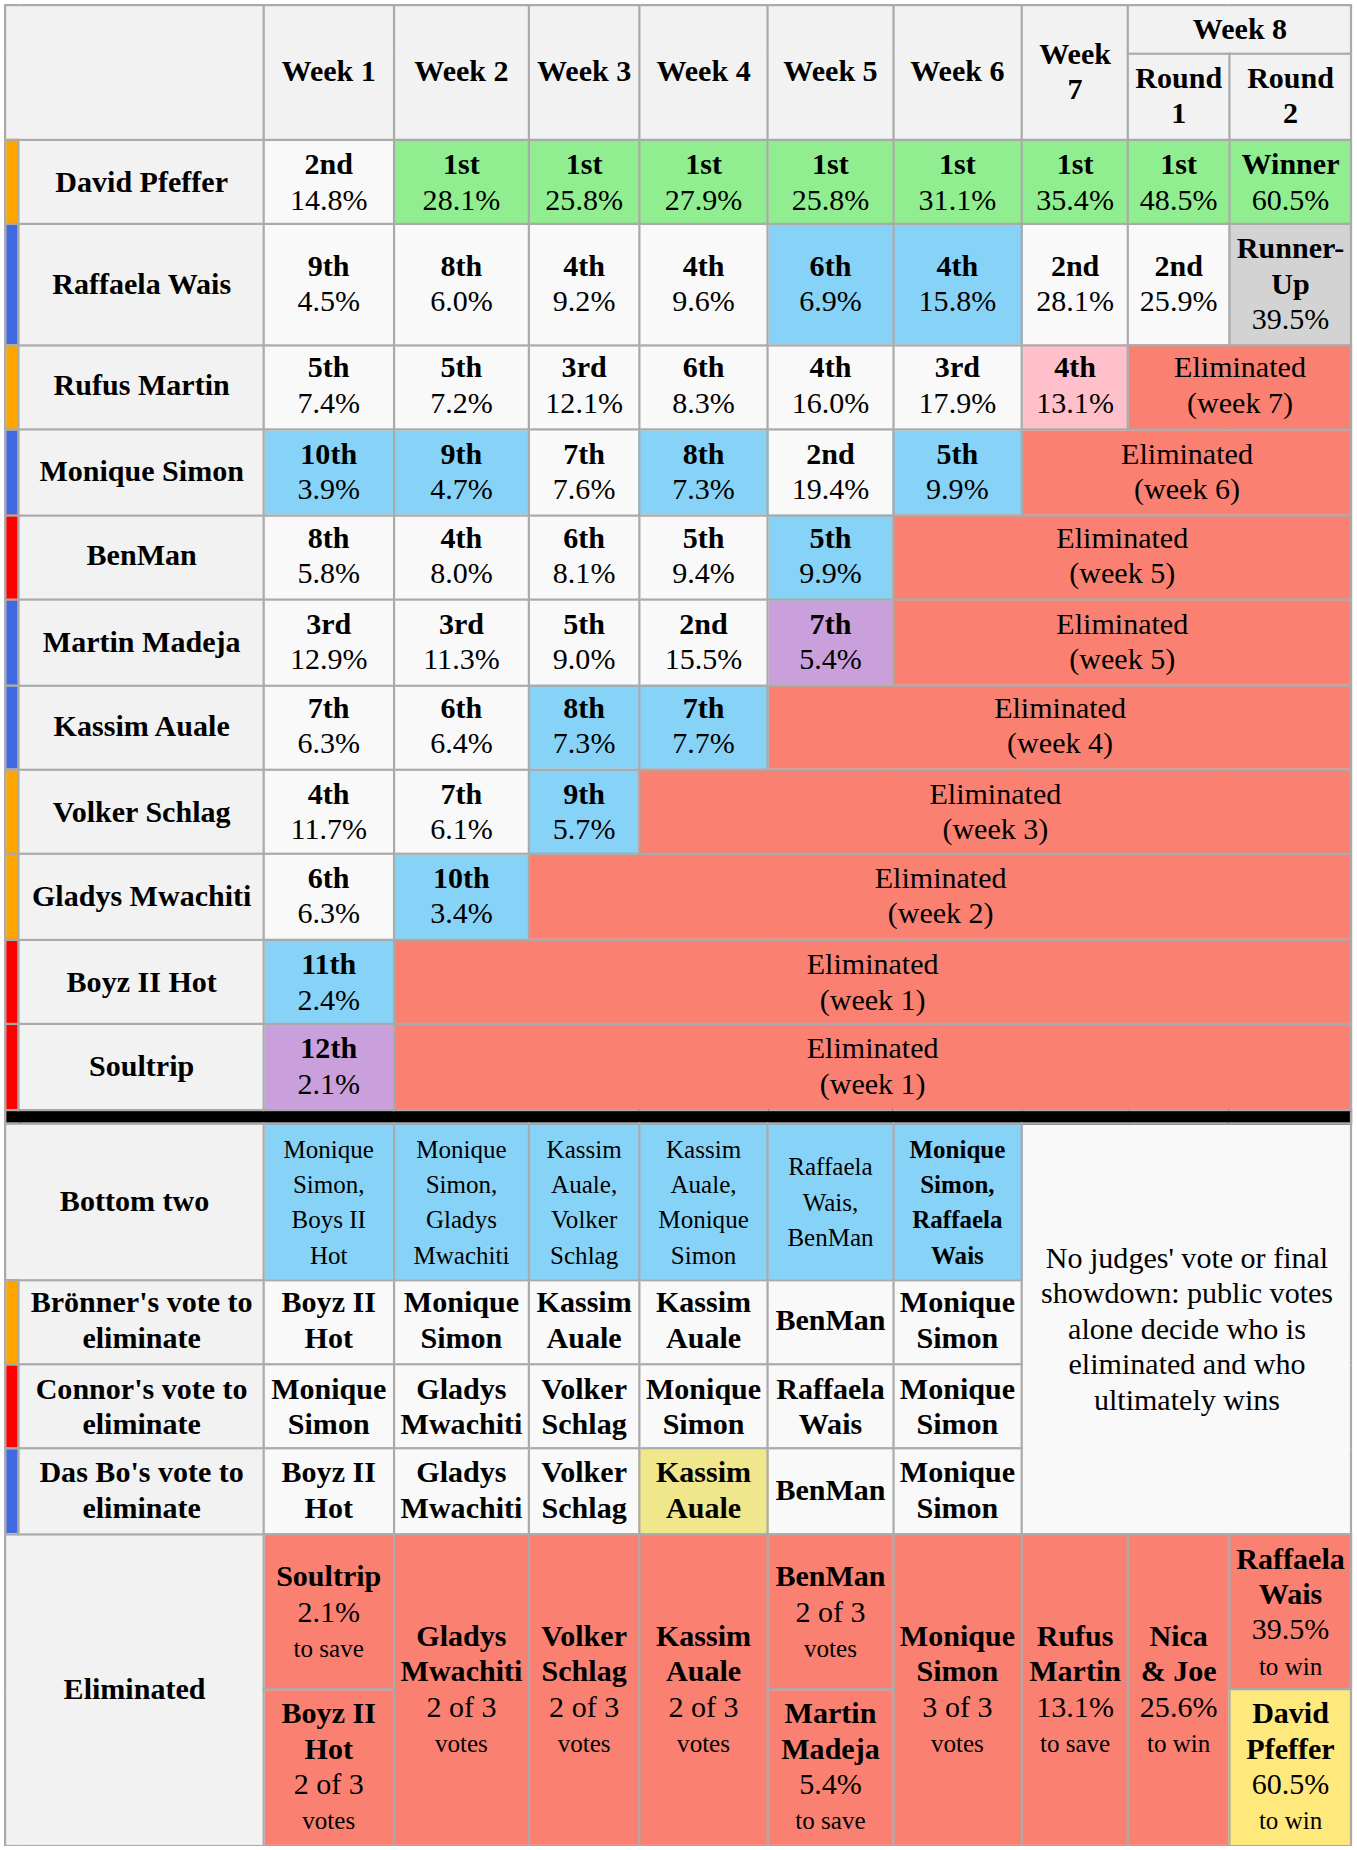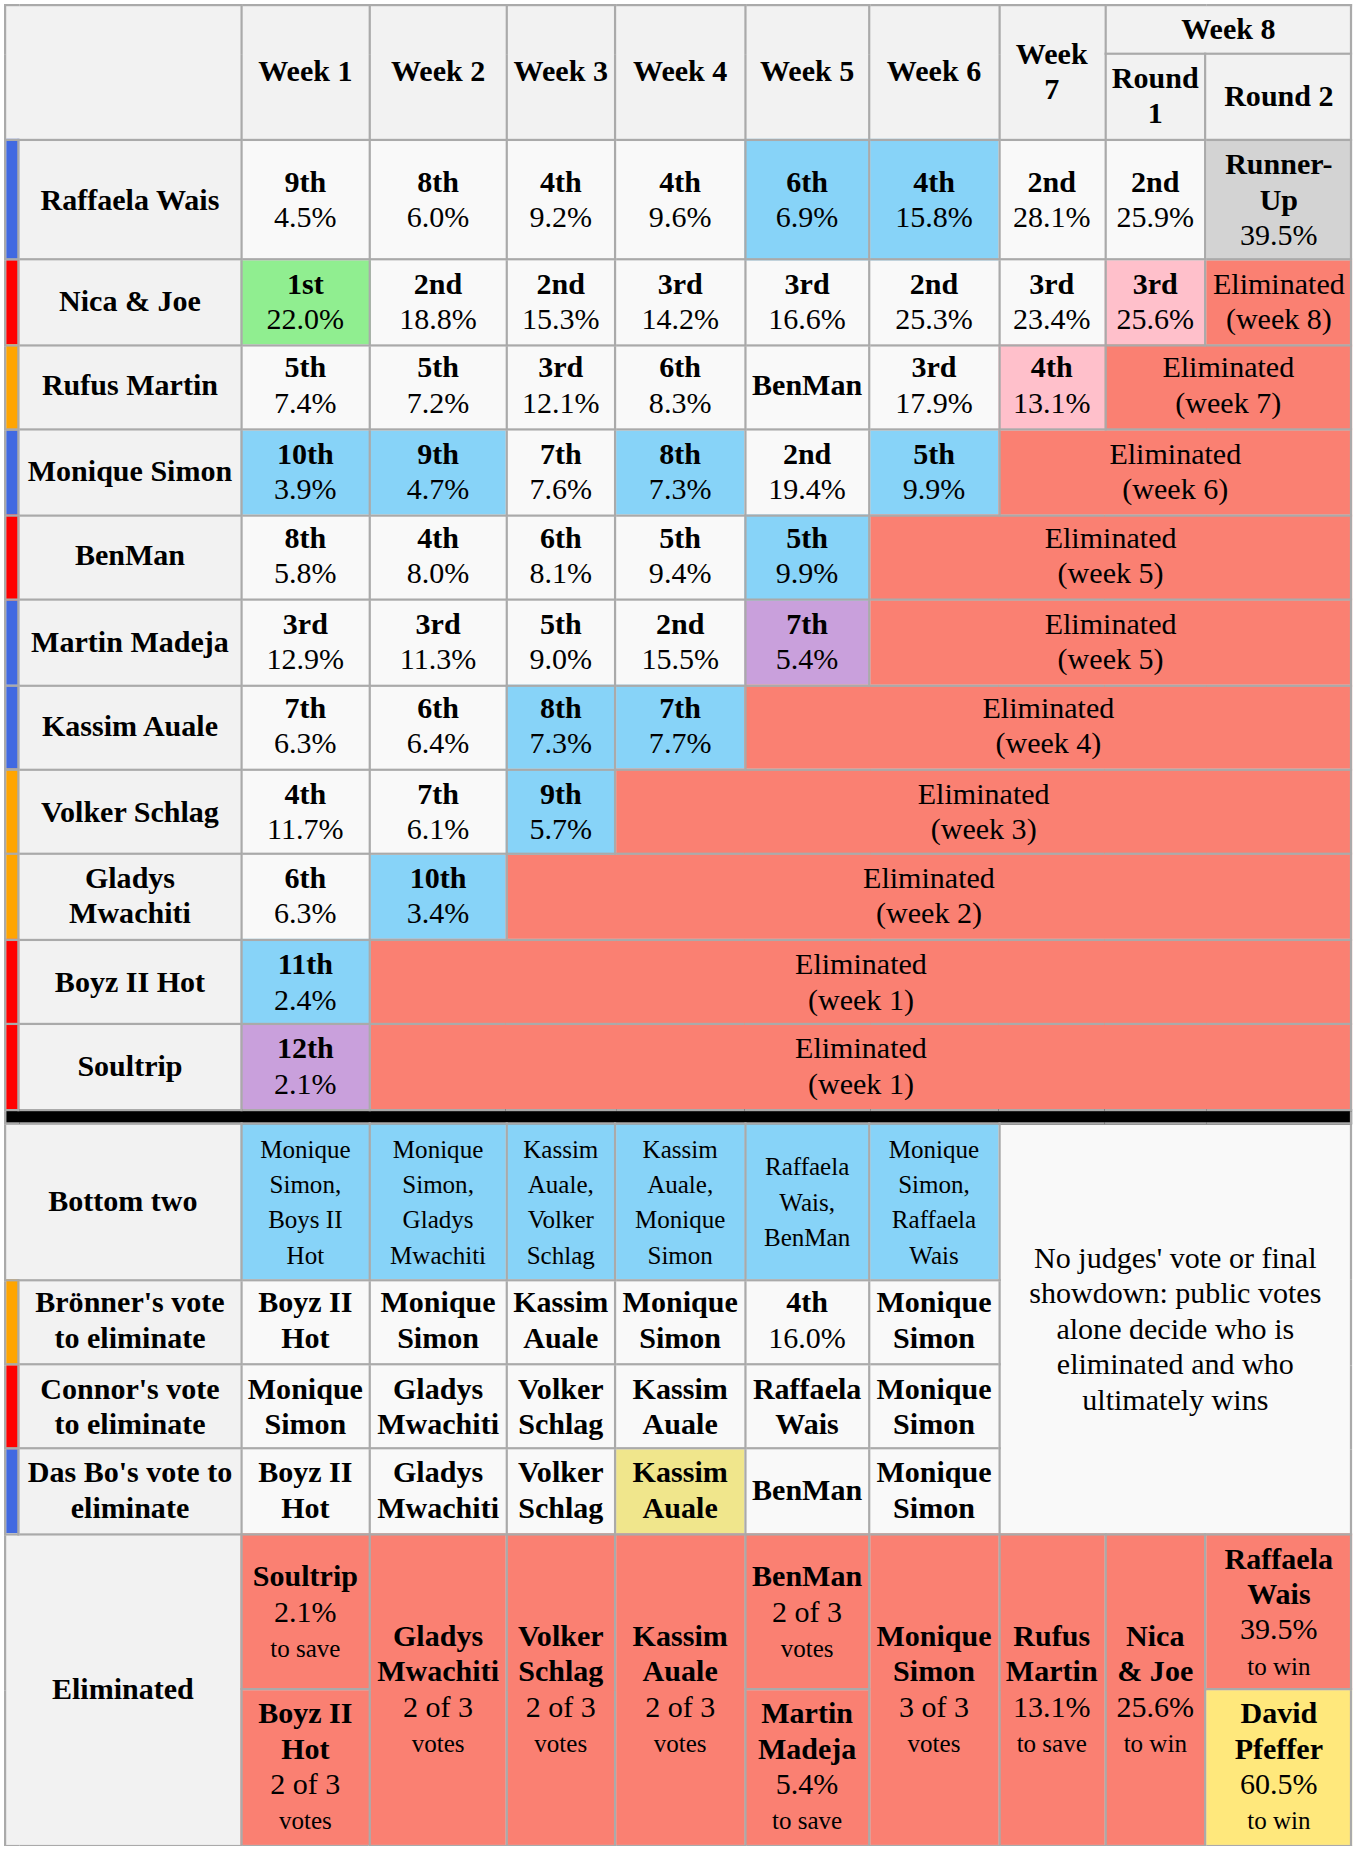- row: (142, 181)
+ row: (130, 301)
(830, 386) 4th 16.0% -> (807, 386) BenMan
(957, 1200) bold -> (934, 1201) normal
(704, 1320) Kassim Auale -> (680, 1320) Monique Simon
(830, 1320) BenMan -> (807, 1320) 4th 16.0%
(704, 1405) Monique Simon -> (680, 1405) Kassim Auale
